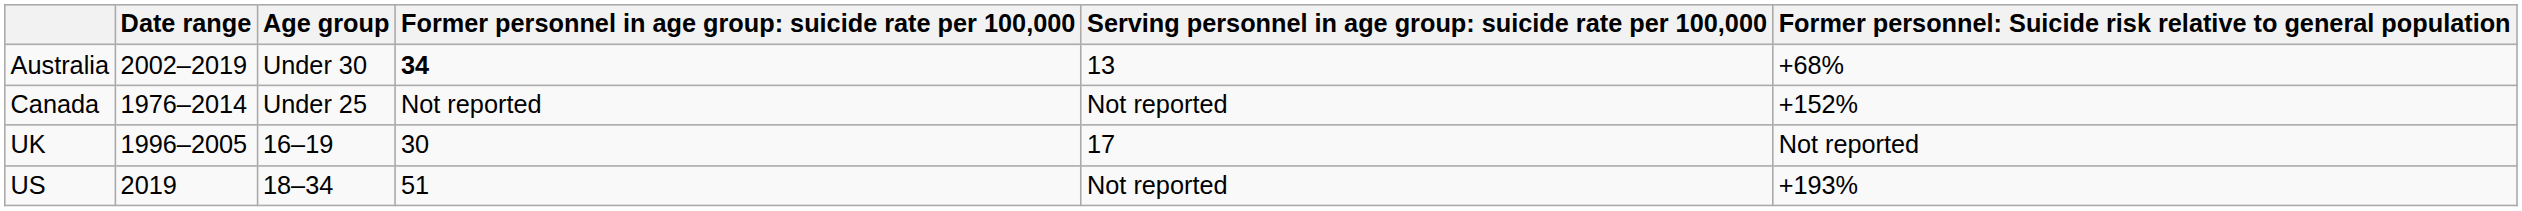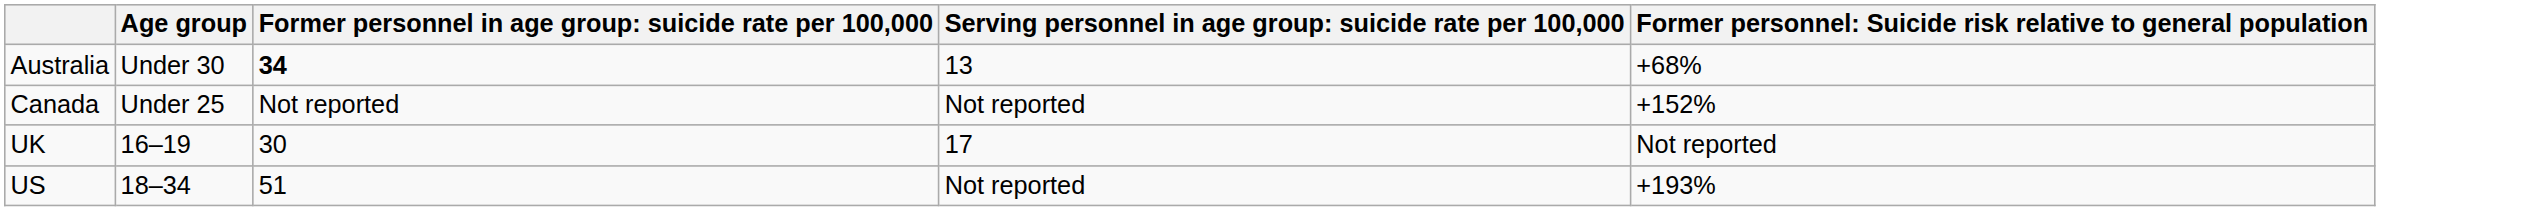- column: (186, 24)
